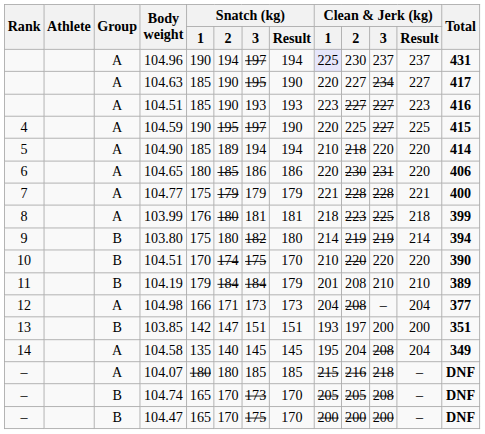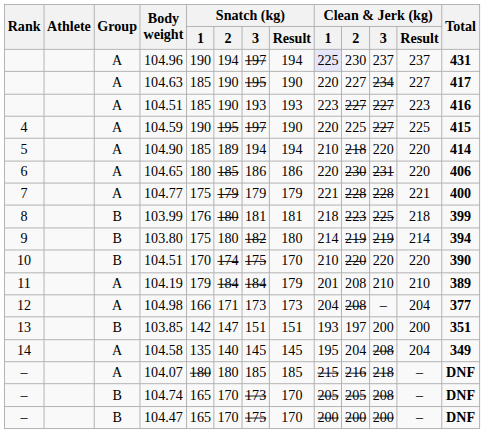(117, 216) A -> (117, 216) B
(117, 283) B -> (117, 283) A
